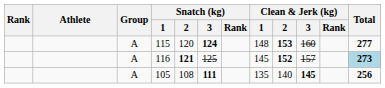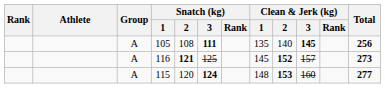rows swapped: (163, 43) <-> (163, 75)
(364, 59) lightblue background -> (364, 59) no background
